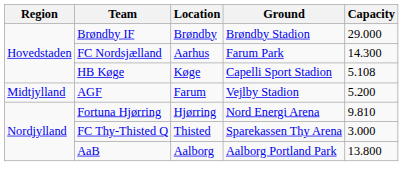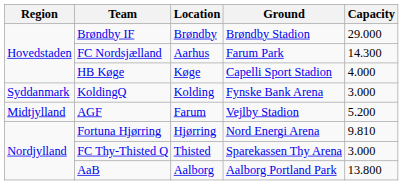(362, 72) 5.108 -> (362, 72) 4.000
+ row: (102, 92)
